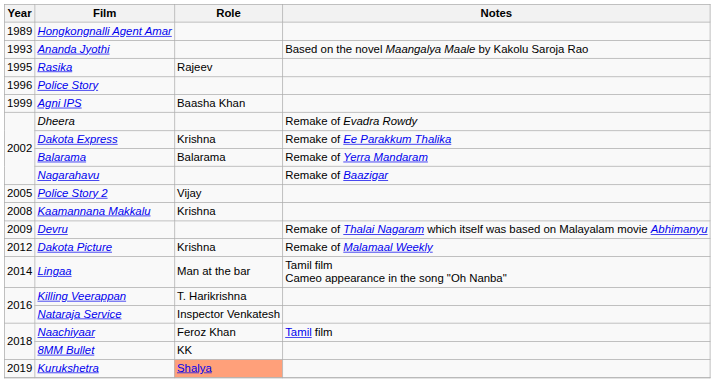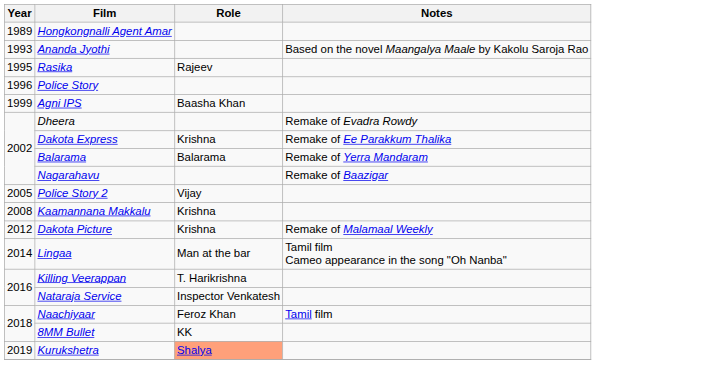- row: (53, 229)
